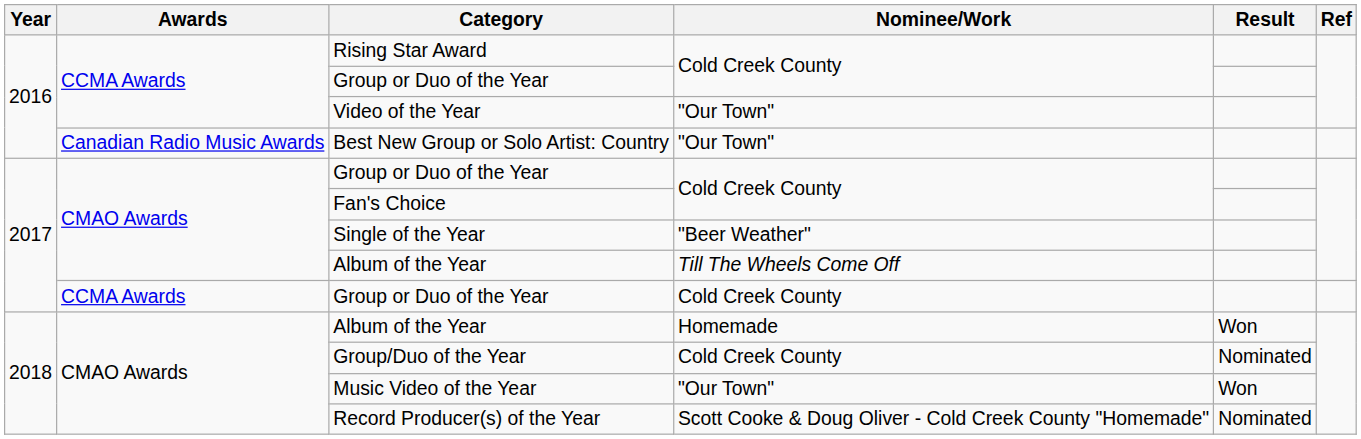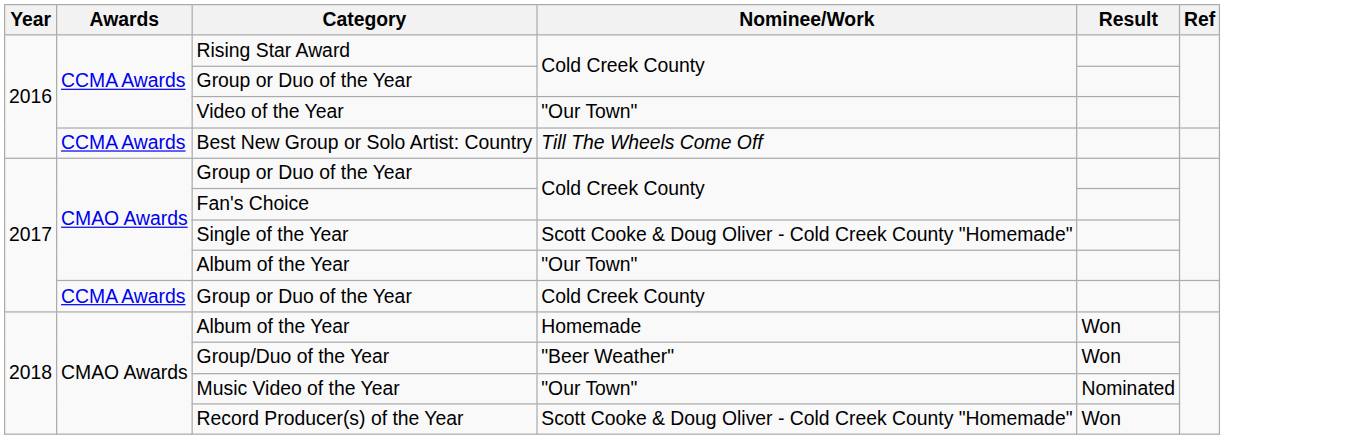(193, 142) Canadian Radio Music Awards -> (123, 142) CCMA Awards
(726, 142) "Our Town" -> (652, 142) Till The Wheels Come Off
(744, 234) "Beer Weather" -> (807, 234) Scott Cooke & Doug Oliver - Cold Creek County "Homemade"
(789, 265) Till The Wheels Come Off -> (589, 265) "Our Town"
(760, 357) Cold Creek County -> (608, 357) "Beer Weather"
(1265, 357) Nominated -> (1101, 357) Won
(1238, 388) Won -> (1128, 388) Nominated
(1265, 419) Nominated -> (1101, 419) Won
